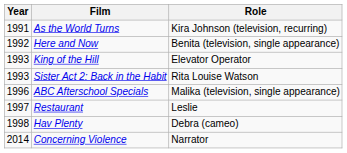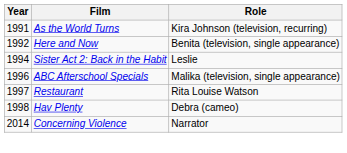- row: (66, 60)
(18, 76) 1993 -> (18, 60) 1994
(215, 76) Rita Louise Watson -> (184, 60) Leslie
(184, 108) Leslie -> (215, 92) Rita Louise Watson
